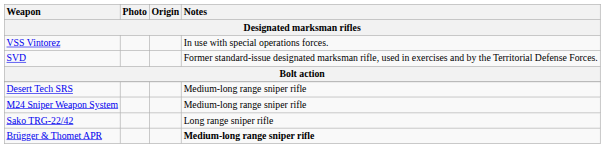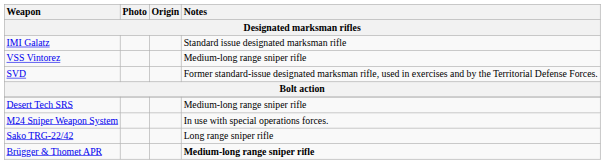+ row: (28, 43)
(256, 43) In use with special operations forces. -> (245, 58) Medium-long range sniper rifle
(245, 105) Medium-long range sniper rifle -> (256, 120) In use with special operations forces.
